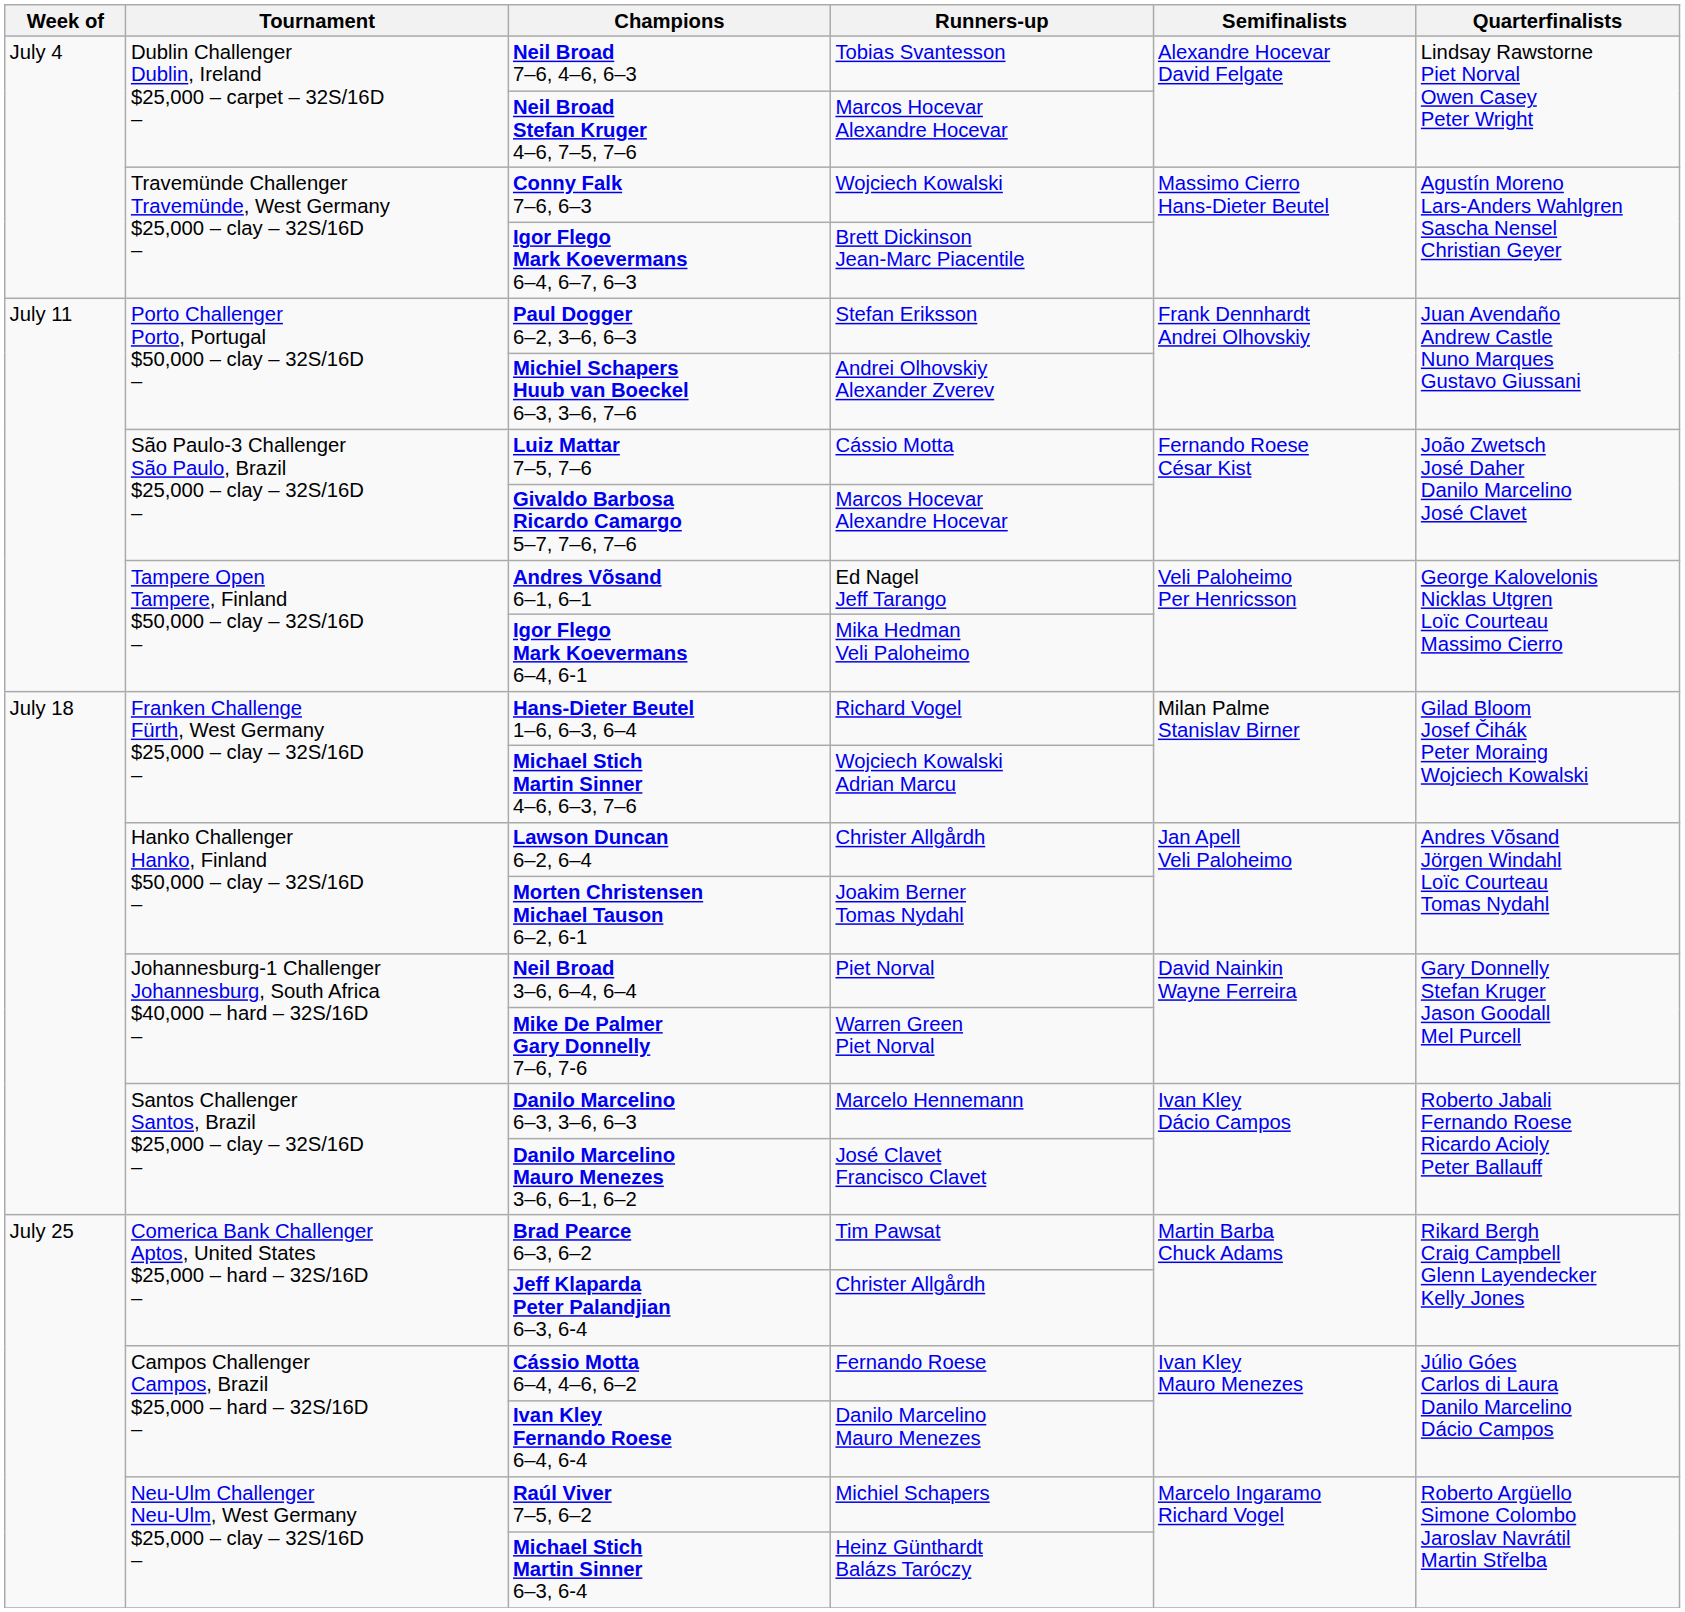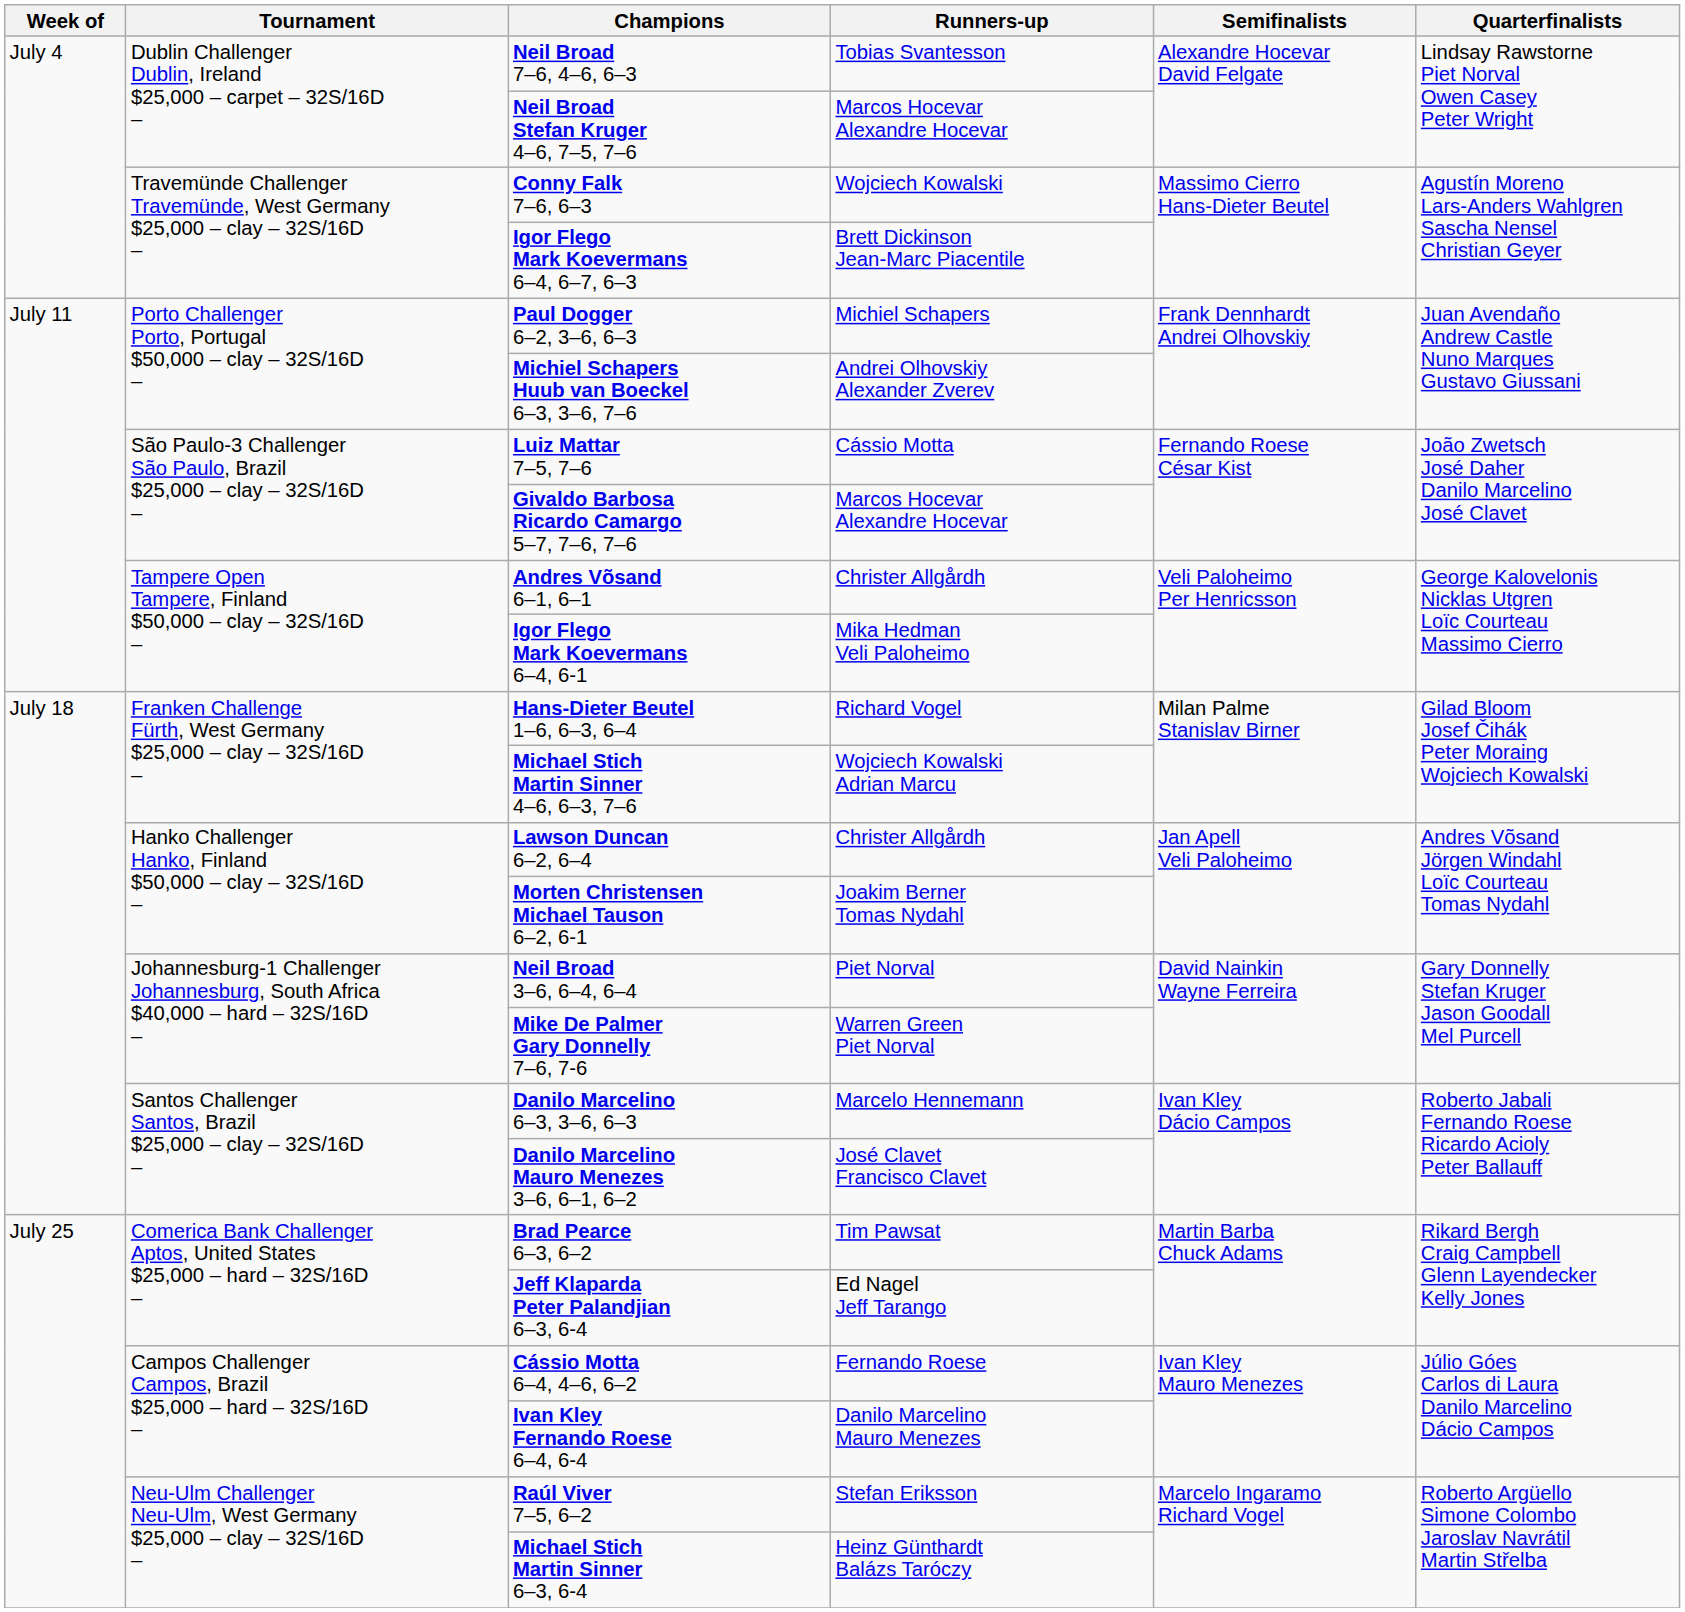(906, 314) Stefan Eriksson -> (913, 314) Michiel Schapers
(891, 587) Ed Nagel Jeff Tarango -> (910, 576) Christer Allgårdh
(910, 1285) Christer Allgårdh -> (891, 1296) Ed Nagel Jeff Tarango
(913, 1493) Michiel Schapers -> (906, 1493) Stefan Eriksson
